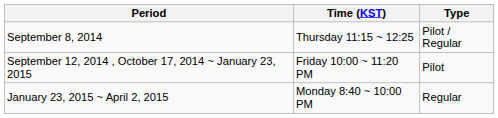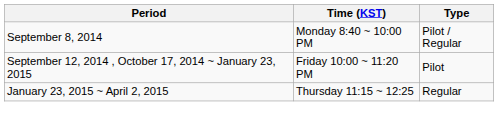(355, 37) Thursday 11:15 ~ 12:25 -> (349, 37) Monday 8:40 ~ 10:00 PM
(349, 98) Monday 8:40 ~ 10:00 PM -> (355, 91) Thursday 11:15 ~ 12:25
